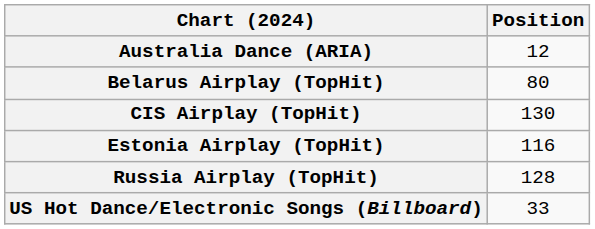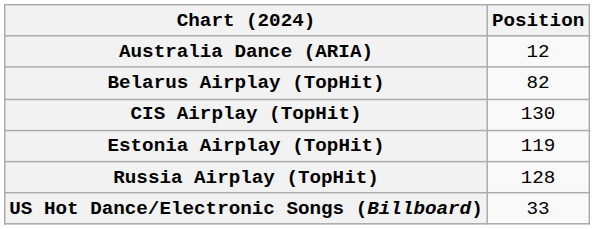(538, 83) 80 -> (538, 83) 82
(538, 146) 116 -> (538, 146) 119
